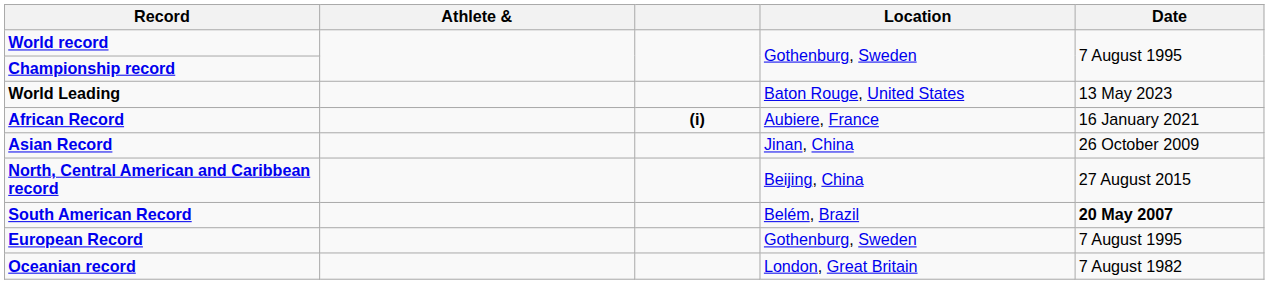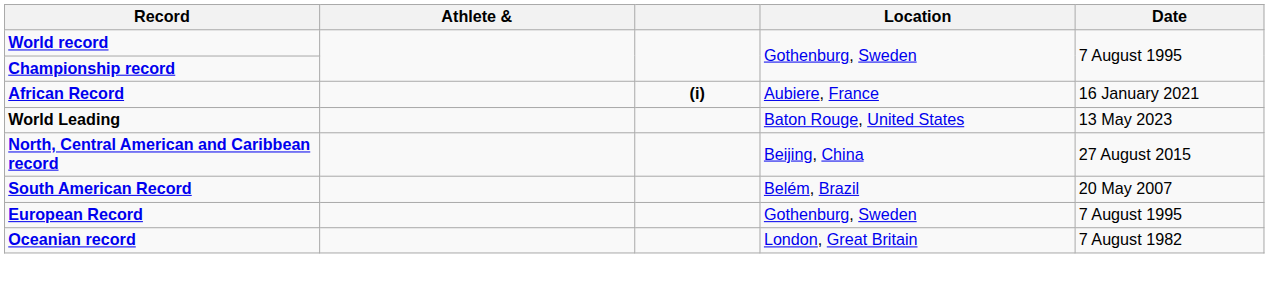rows swapped: (64, 94) <-> (66, 119)
- row: (60, 145)
(1126, 214) bold -> (1125, 189) normal
